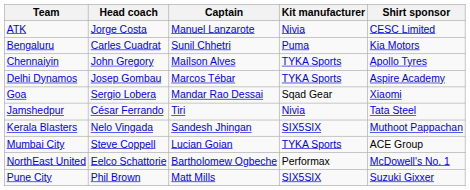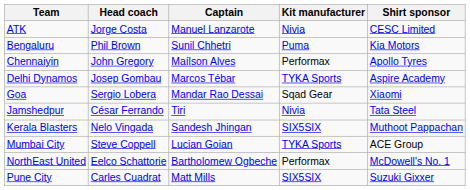(126, 45) Carles Cuadrat -> (116, 45) Phil Brown
(312, 62) TYKA Sports -> (306, 62) Performax
(116, 177) Phil Brown -> (126, 177) Carles Cuadrat
